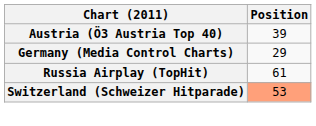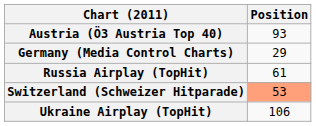(279, 34) 39 -> (279, 34) 93
+ row: (126, 112)
